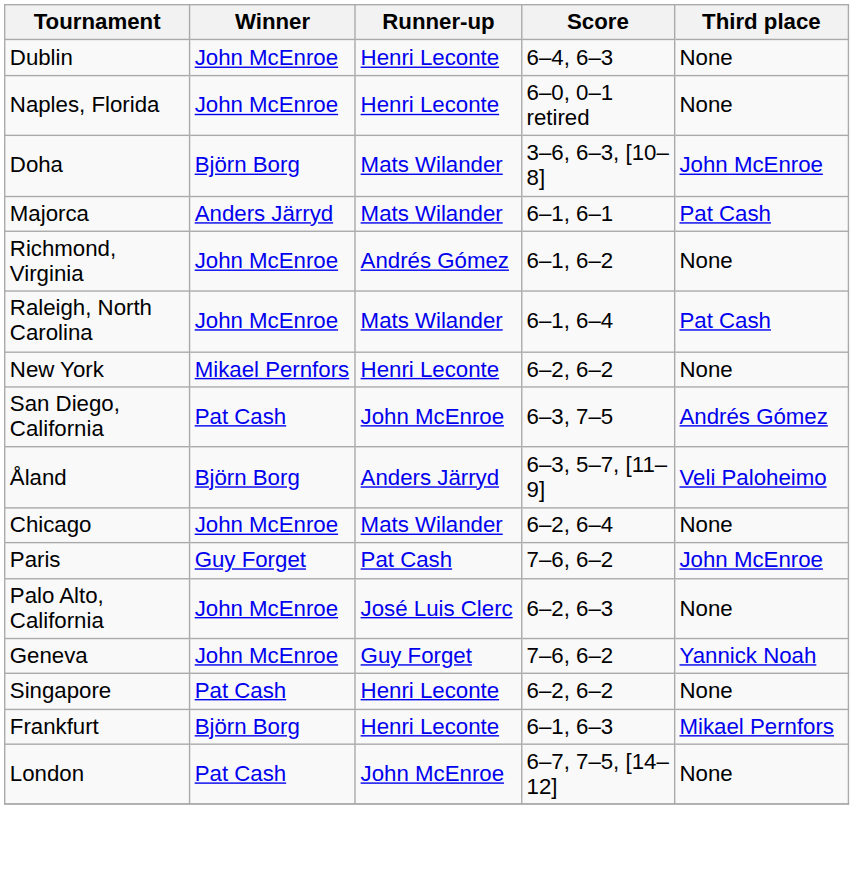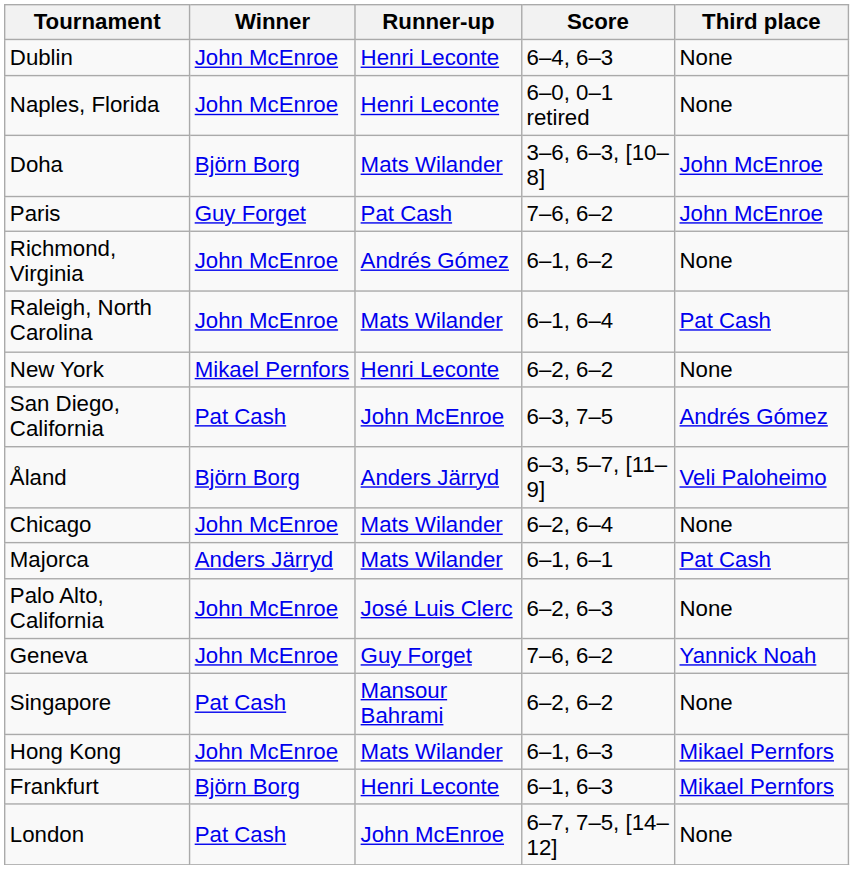rows swapped: (49, 213) <-> (35, 560)
(430, 691) Henri Leconte -> (404, 703) Mansour Bahrami
+ row: (65, 751)
